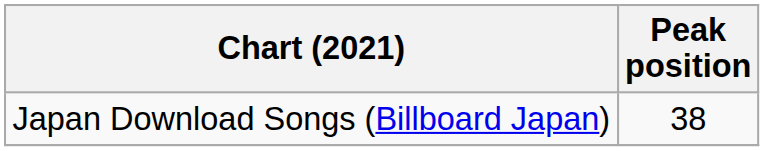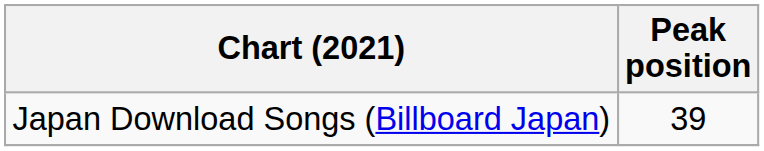(688, 118) 38 -> (688, 118) 39
